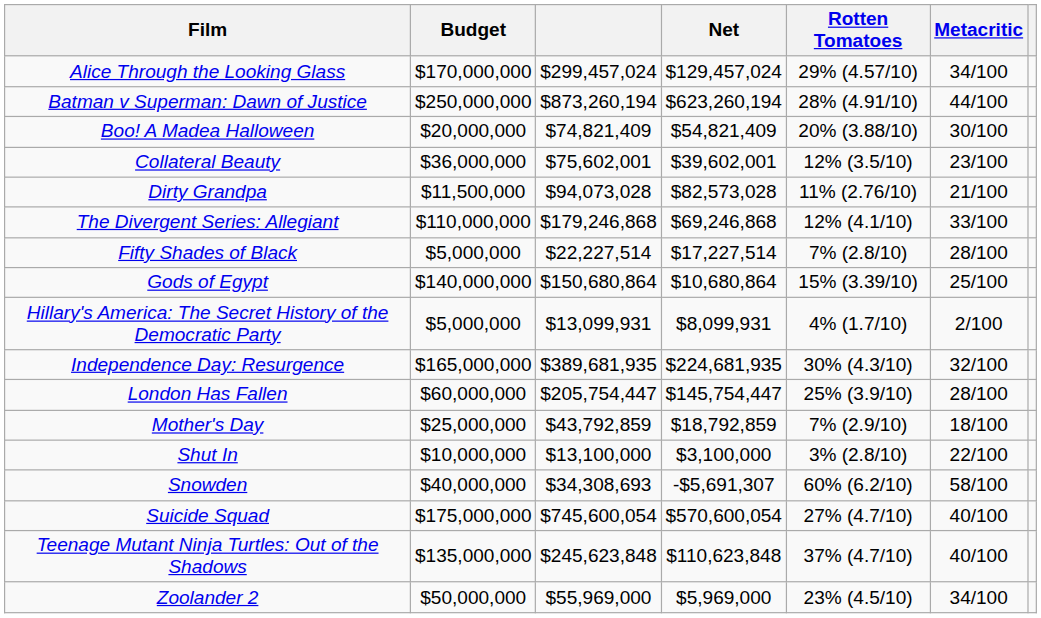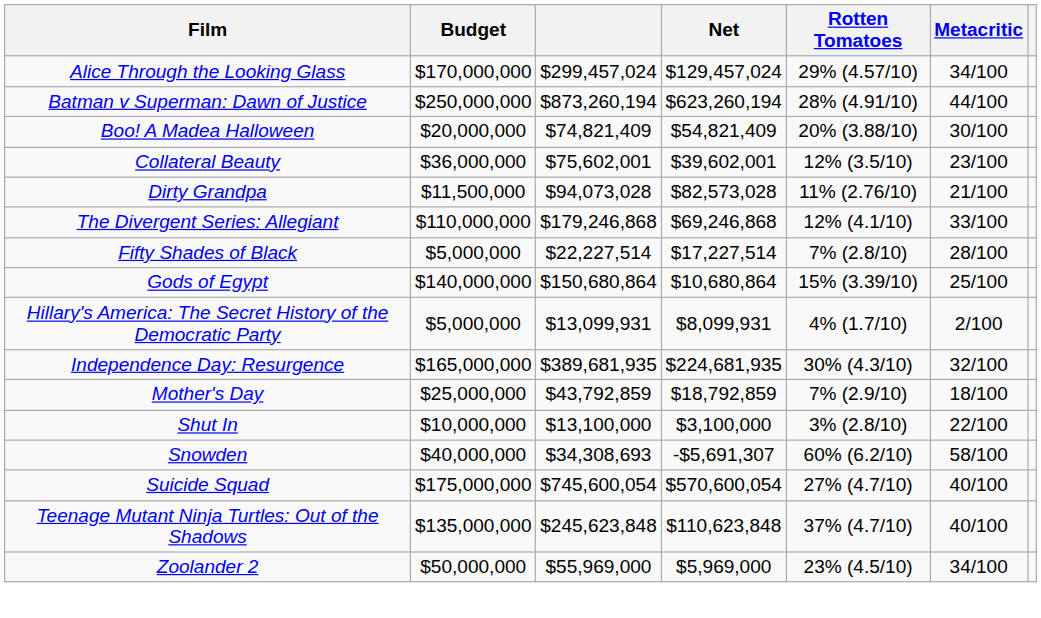- row: (208, 394)
